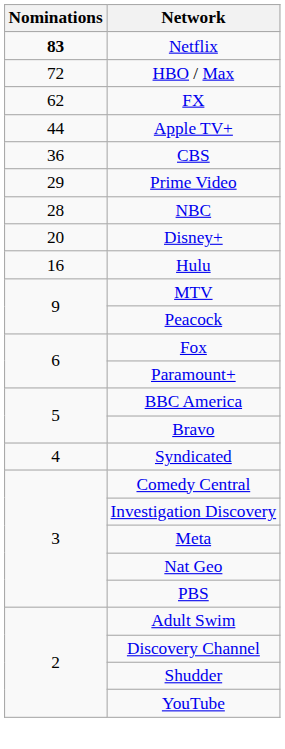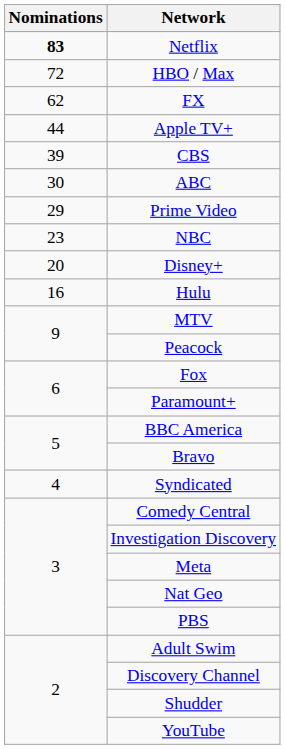(56, 155) 36 -> (56, 155) 39
+ row: (193, 182)
(56, 210) 28 -> (56, 237) 23
